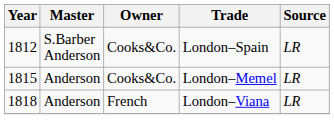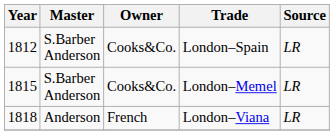(72, 78) Anderson -> (72, 86) S.Barber Anderson
